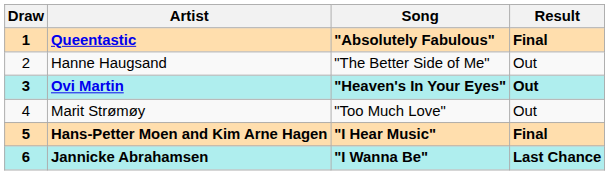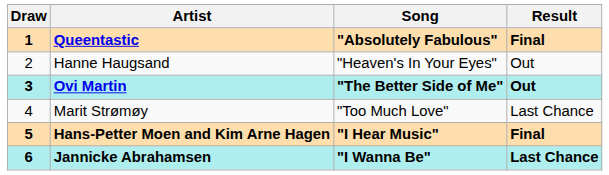(412, 63) "The Better Side of Me" -> (417, 63) "Heaven's In Your Eyes"
(420, 87) "Heaven's In Your Eyes" -> (420, 87) "The Better Side of Me"
(525, 110) Out -> (552, 110) Last Chance
